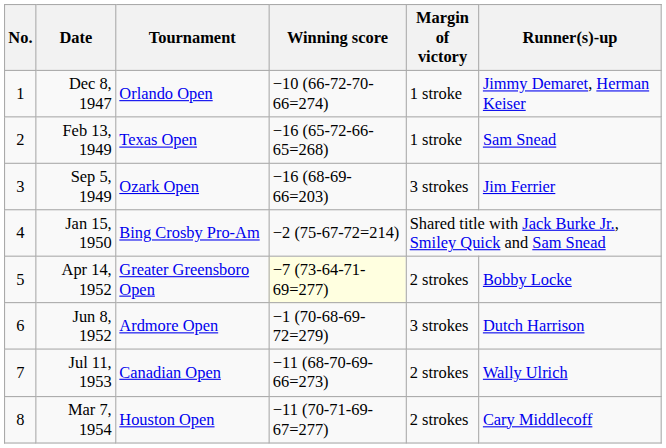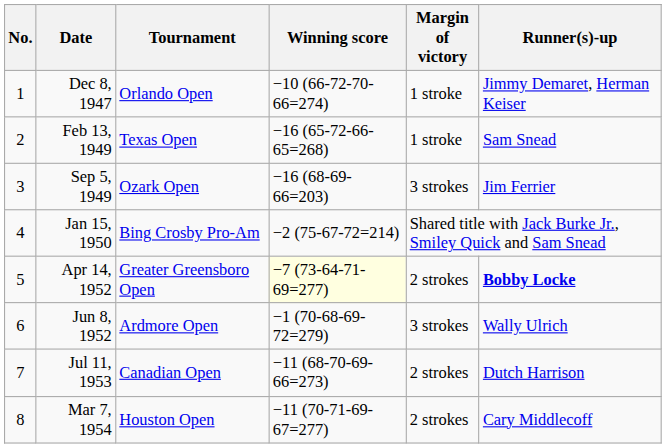(527, 279) normal -> (529, 279) bold
(534, 326) Dutch Harrison -> (525, 326) Wally Ulrich
(525, 372) Wally Ulrich -> (534, 372) Dutch Harrison
